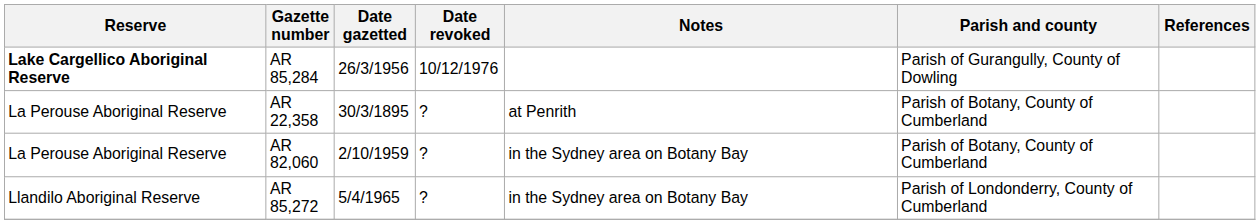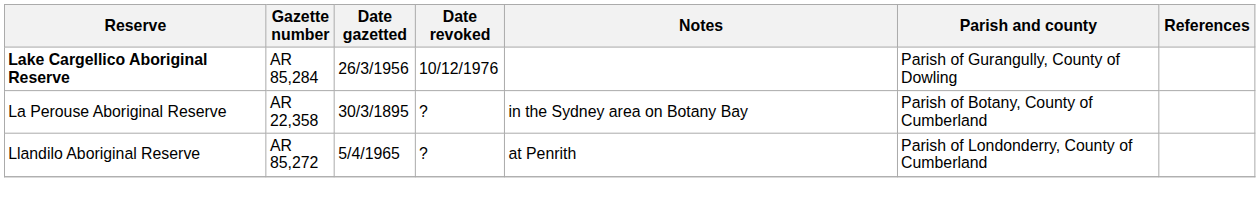(542, 111) at Penrith -> (628, 111) in the Sydney area on Botany Bay
- row: (294, 154)
(628, 197) in the Sydney area on Botany Bay -> (542, 154) at Penrith
